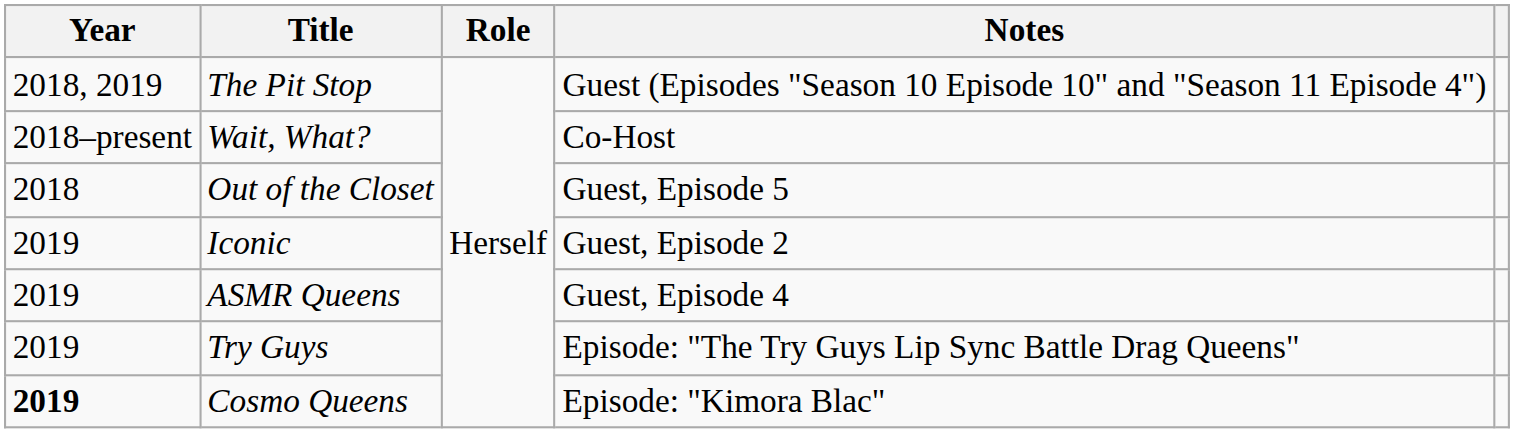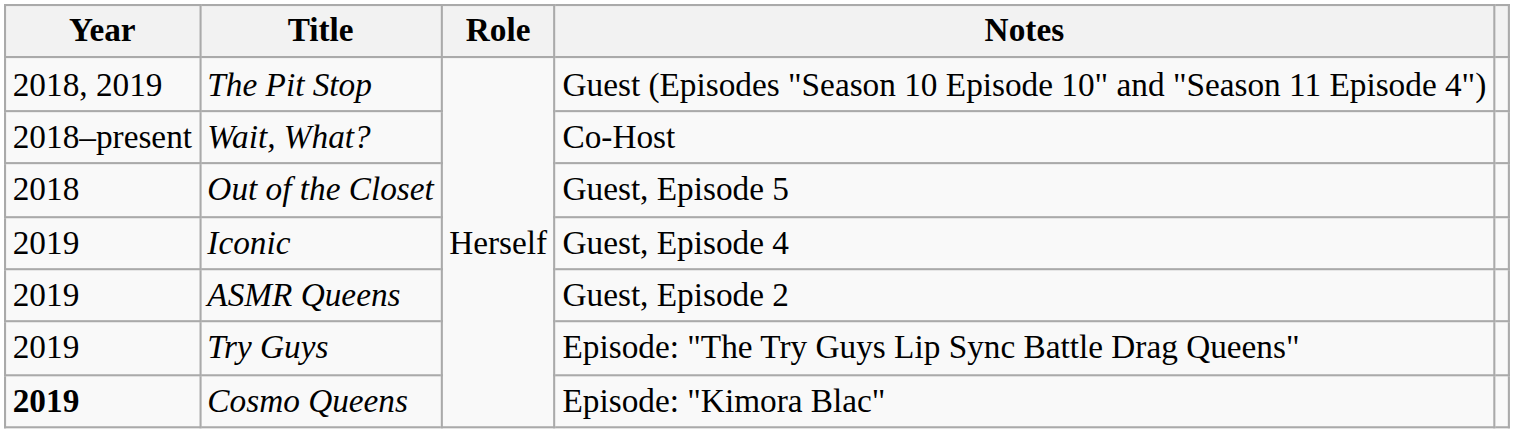(676, 242) Guest, Episode 2 -> (676, 242) Guest, Episode 4
(676, 294) Guest, Episode 4 -> (676, 294) Guest, Episode 2
